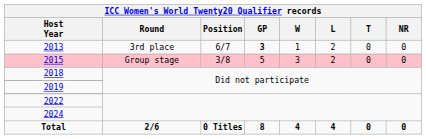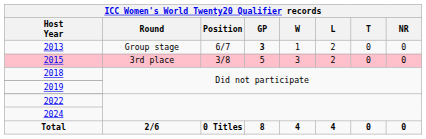(152, 47) 3rd place -> (152, 47) Group stage
(152, 60) Group stage -> (152, 60) 3rd place
